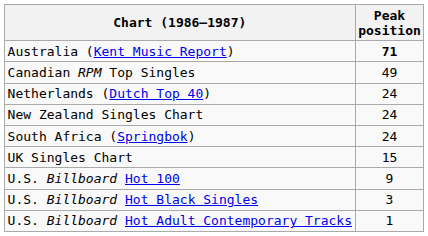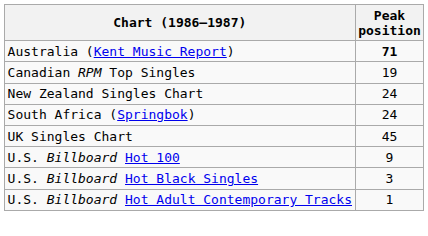(390, 72) 49 -> (390, 72) 19
- row: (109, 94)
(390, 157) 15 -> (390, 136) 45
